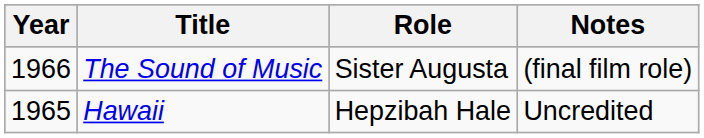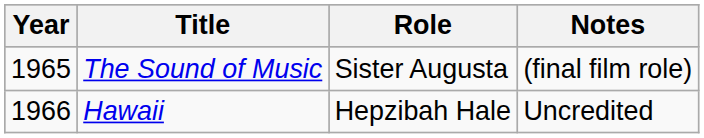(41, 68) 1966 -> (41, 68) 1965
(41, 111) 1965 -> (41, 111) 1966
